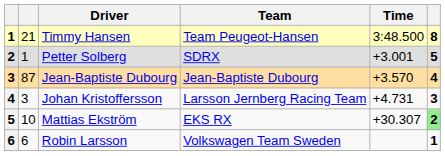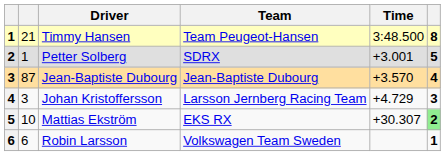(393, 99) +4.731 -> (393, 99) +4.729
